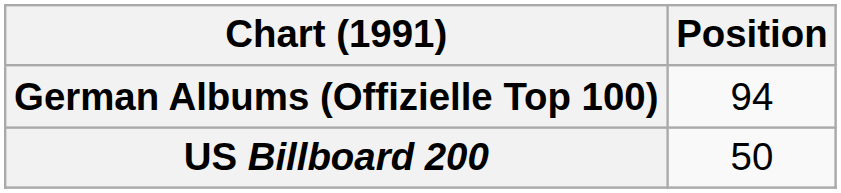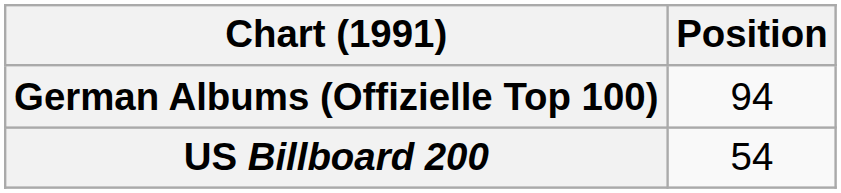(752, 156) 50 -> (752, 156) 54
